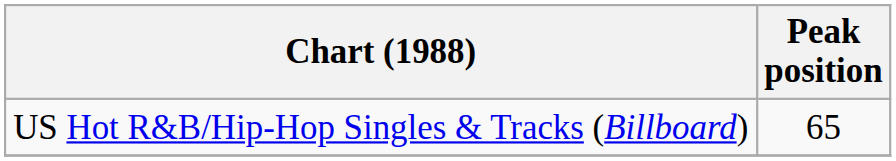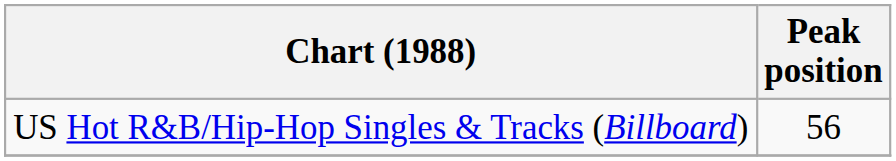(823, 126) 65 -> (823, 126) 56
